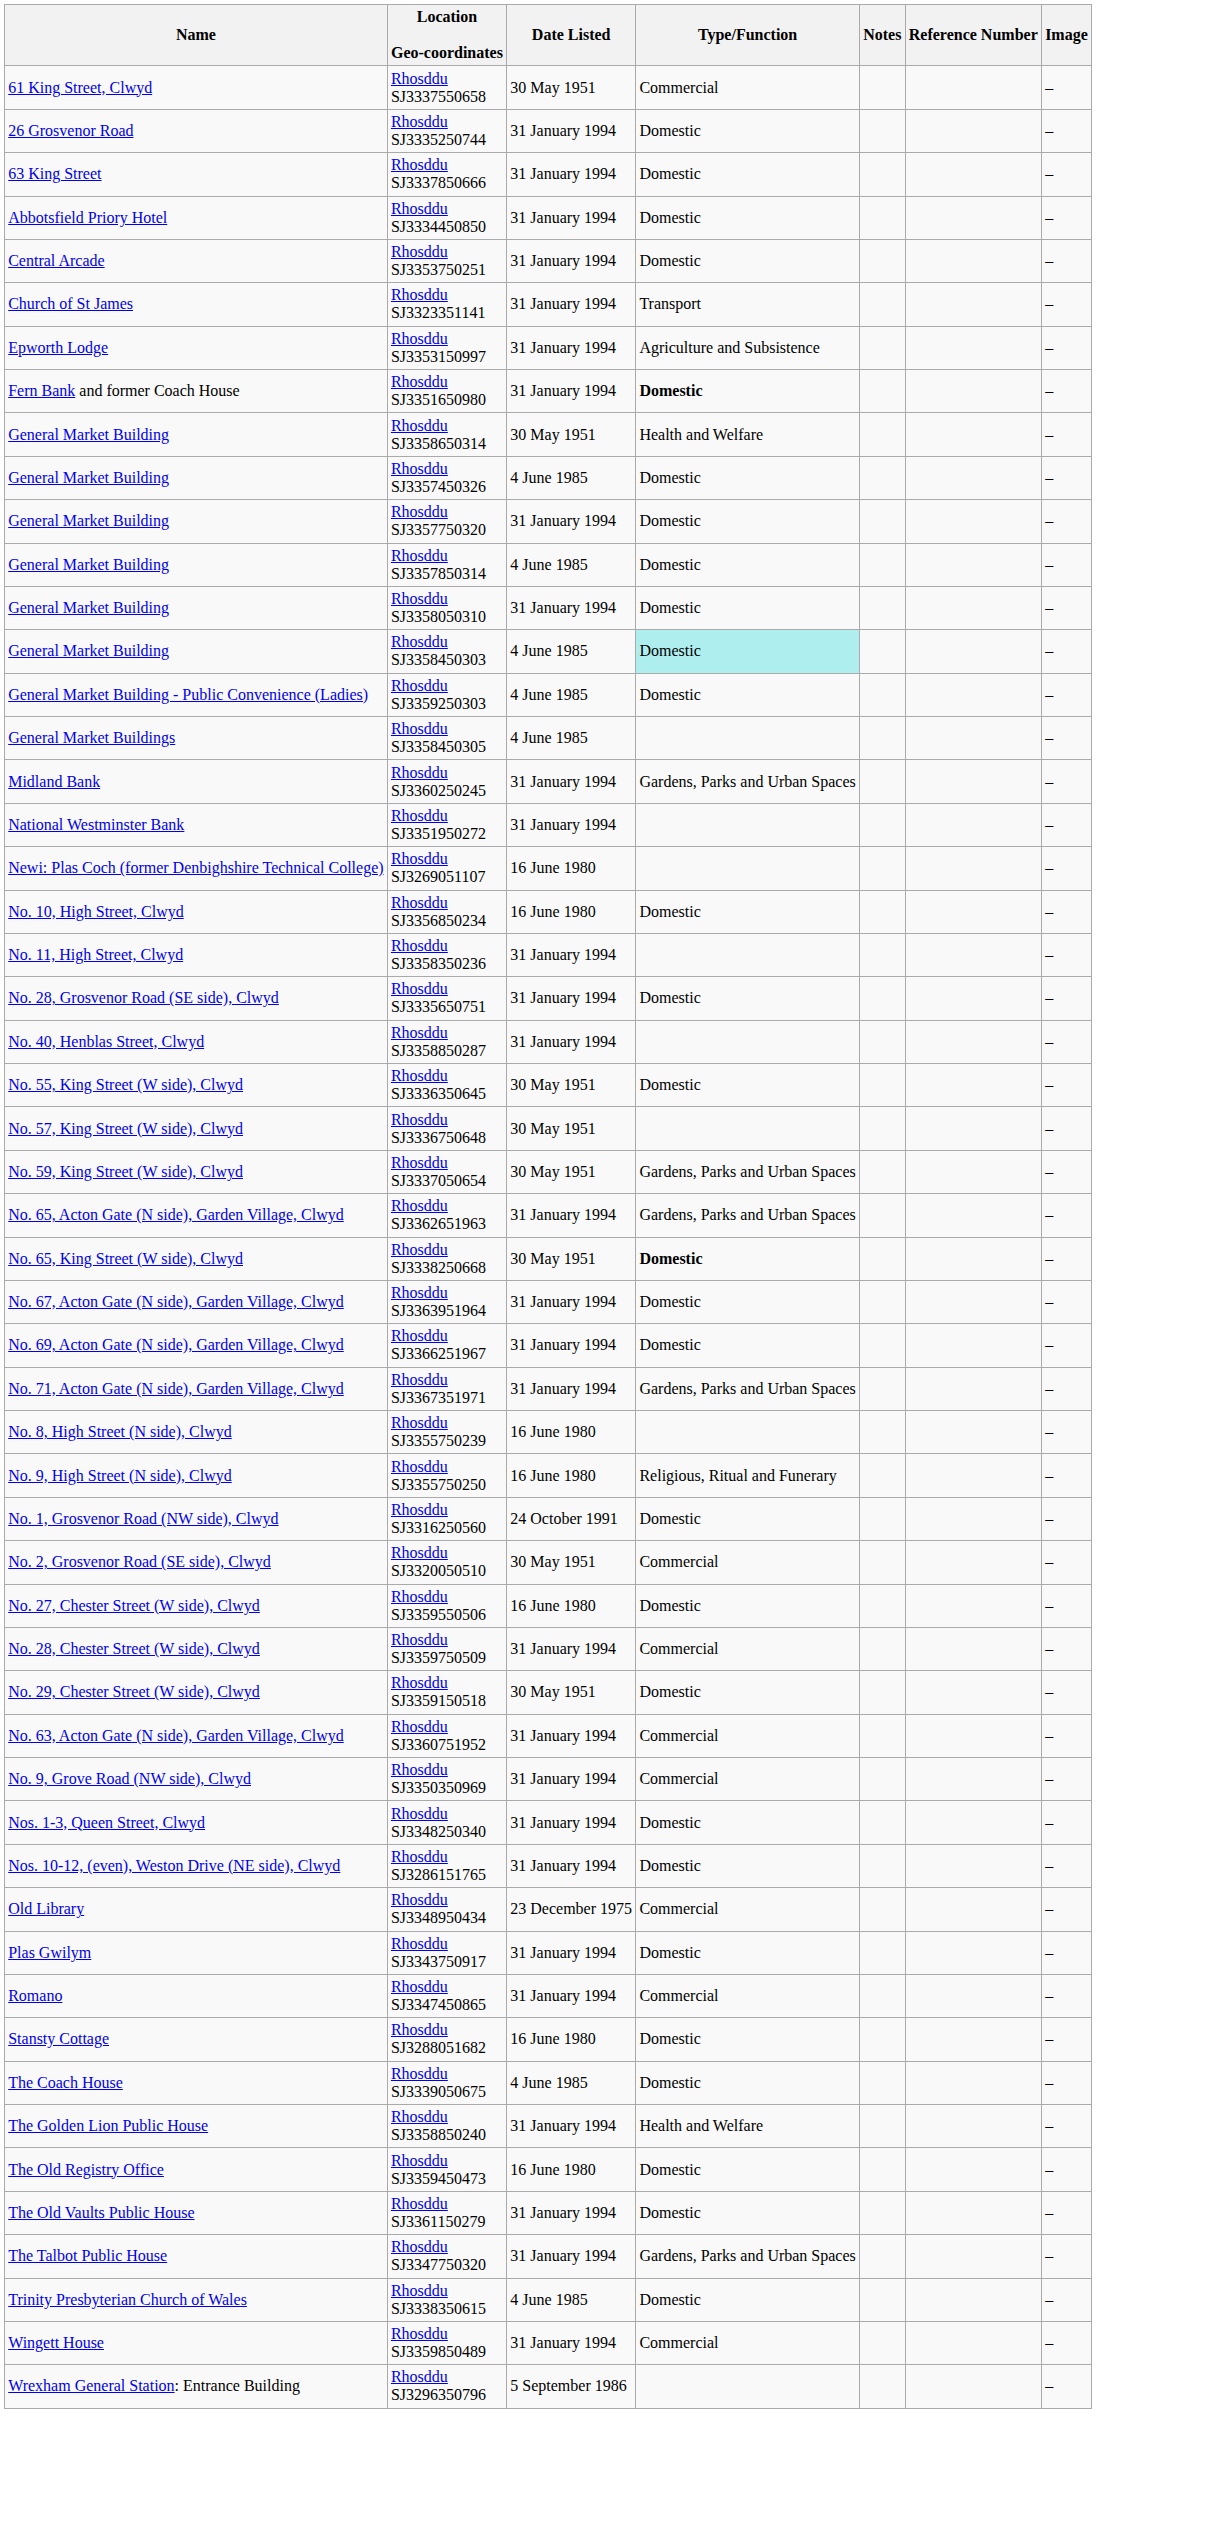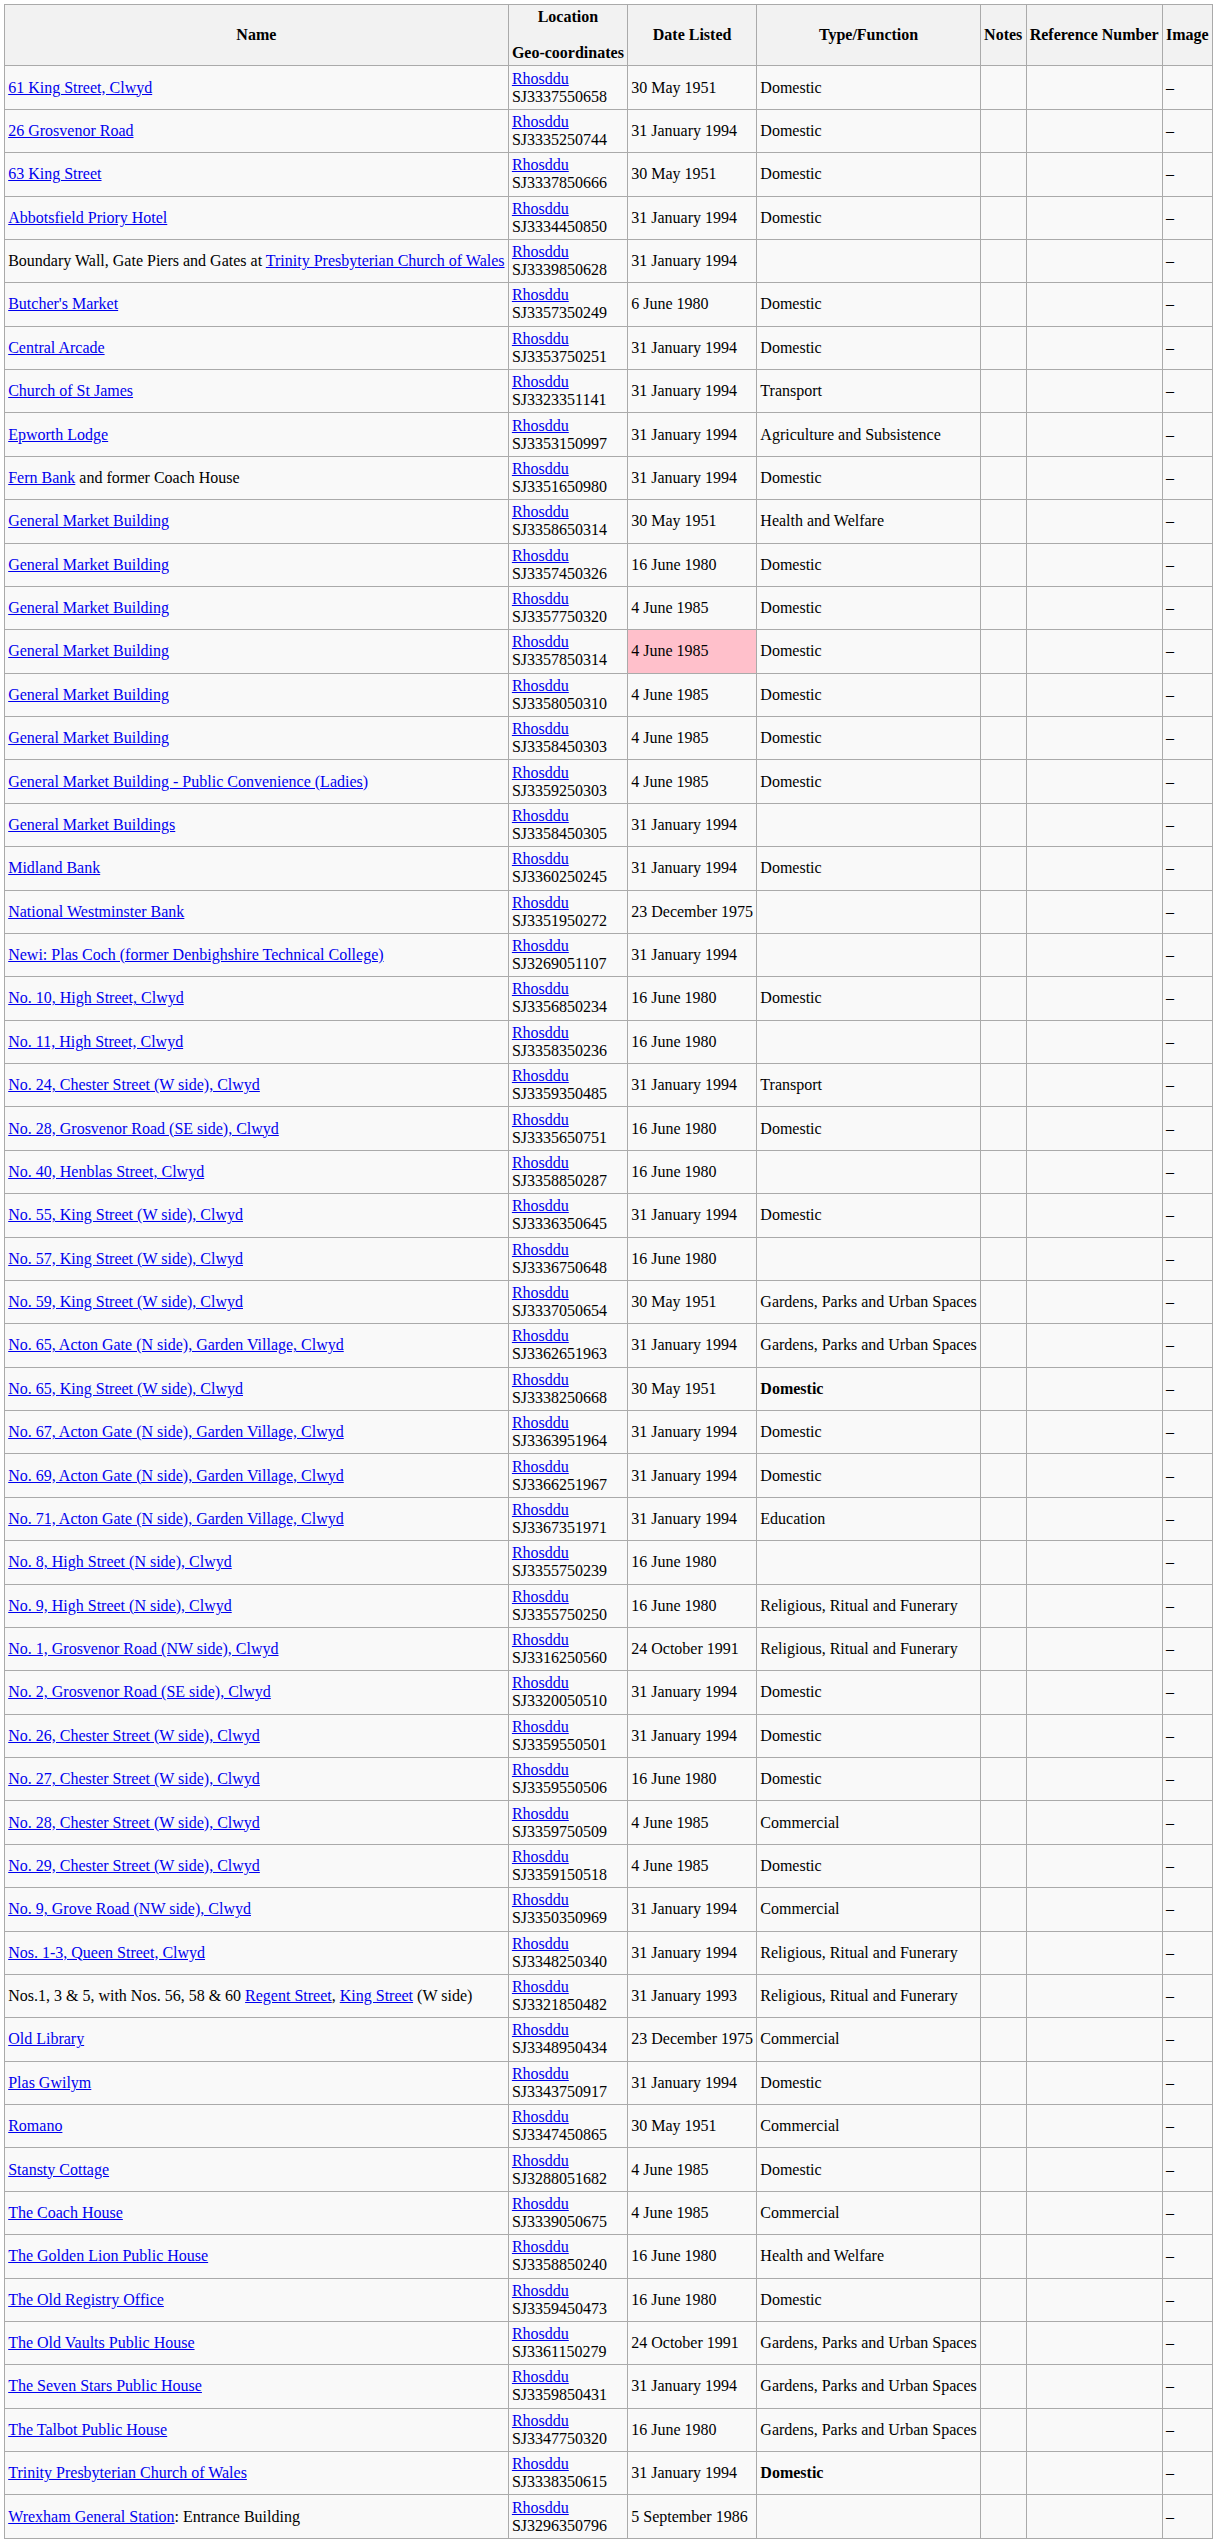(679, 87) Commercial -> (791, 87) Domestic
(563, 174) 31 January 1994 -> (674, 174) 30 May 1951
+ row: (559, 261)
+ row: (559, 304)
(671, 391) bold -> (791, 477) normal
(549, 477) 4 June 1985 -> (674, 564) 16 June 1980
(563, 521) 31 January 1994 -> (670, 608) 4 June 1985
(549, 564) no background -> (670, 651) pink background
(563, 608) 31 January 1994 -> (670, 694) 4 June 1985
(670, 651) paleturquoise background -> (791, 738) no background
(549, 738) 4 June 1985 -> (684, 824) 31 January 1994
(748, 781) Gardens, Parks and Urban Spaces -> (791, 868) Domestic
(563, 824) 31 January 1994 -> (692, 911) 23 December 1975
(553, 868) 16 June 1980 -> (684, 955) 31 January 1994
(563, 955) 31 January 1994 -> (674, 1041) 16 June 1980
+ row: (559, 1085)
(563, 998) 31 January 1994 -> (674, 1128) 16 June 1980
(563, 1041) 31 January 1994 -> (674, 1171) 16 June 1980
(553, 1085) 30 May 1951 -> (684, 1215) 31 January 1994
(553, 1128) 30 May 1951 -> (674, 1258) 16 June 1980
(748, 1388) Gardens, Parks and Urban Spaces -> (793, 1518) Education
(670, 1518) Domestic -> (859, 1649) Religious, Ritual and Funerary
(553, 1562) 30 May 1951 -> (684, 1692) 31 January 1994
(679, 1562) Commercial -> (791, 1692) Domestic
+ row: (559, 1735)
(563, 1649) 31 January 1994 -> (670, 1822) 4 June 1985
(553, 1692) 30 May 1951 -> (670, 1865) 4 June 1985
- row: (438, 1735)
(670, 1822) Domestic -> (859, 1952) Religious, Ritual and Funerary
+ row: (559, 1996)
- row: (438, 1865)
(563, 1996) 31 January 1994 -> (674, 2126) 30 May 1951
(553, 2039) 16 June 1980 -> (670, 2169) 4 June 1985
(670, 2082) Domestic -> (800, 2212) Commercial
(563, 2126) 31 January 1994 -> (674, 2256) 16 June 1980
(563, 2212) 31 January 1994 -> (685, 2343) 24 October 1991
(670, 2212) Domestic -> (869, 2343) Gardens, Parks and Urban Spaces
+ row: (559, 2386)
(563, 2256) 31 January 1994 -> (674, 2429) 16 June 1980
(549, 2299) 4 June 1985 -> (684, 2473) 31 January 1994
(670, 2299) normal -> (792, 2473) bold
- row: (438, 2343)
